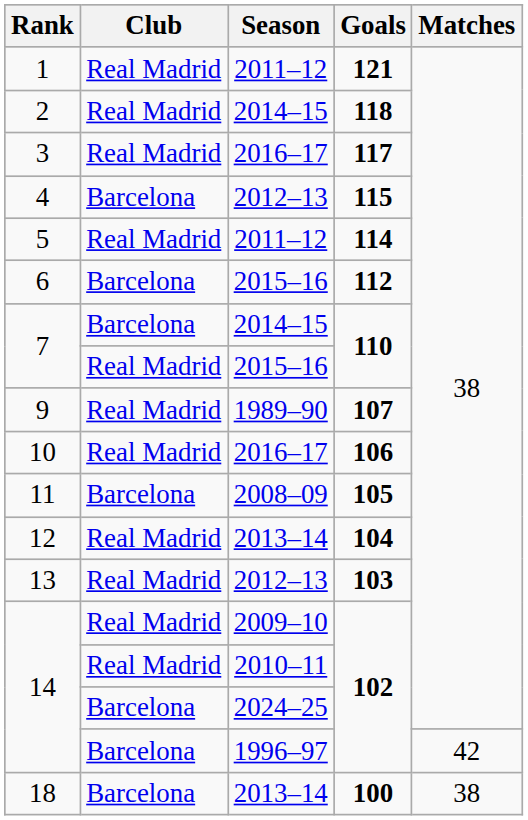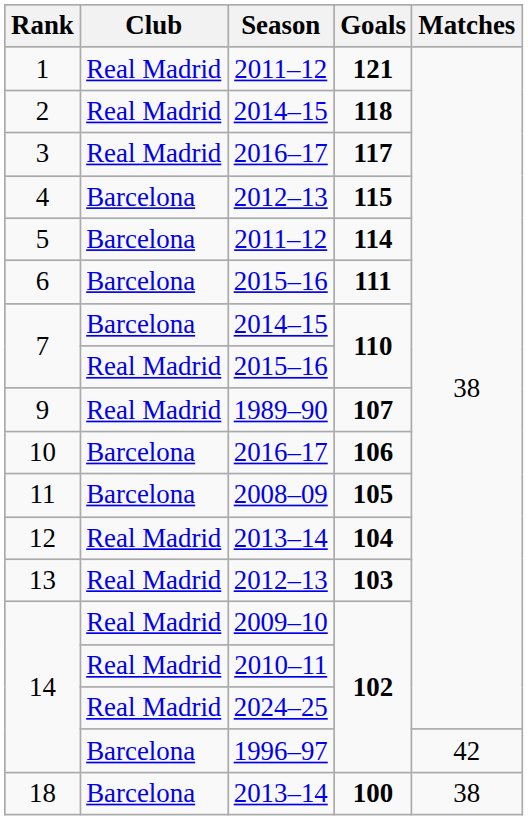(154, 238) Real Madrid -> (141, 238) Barcelona
(373, 281) 112 -> (373, 281) 111
(154, 452) Real Madrid -> (141, 452) Barcelona
(141, 707) Barcelona -> (154, 707) Real Madrid
